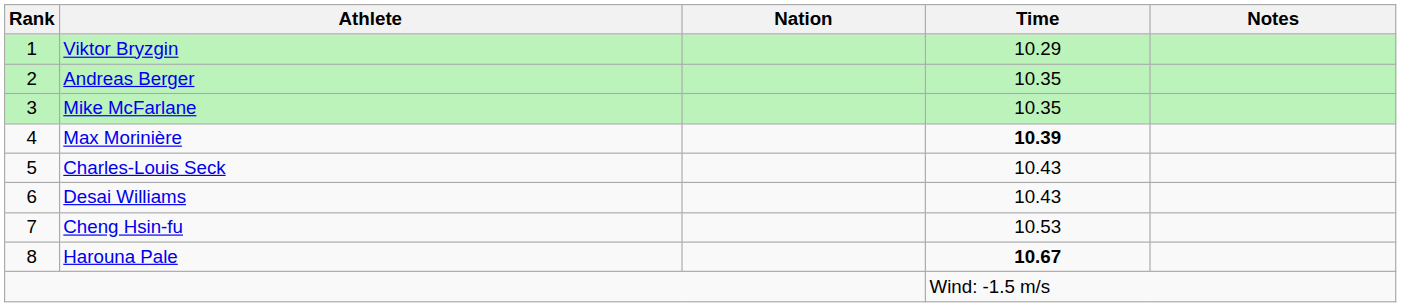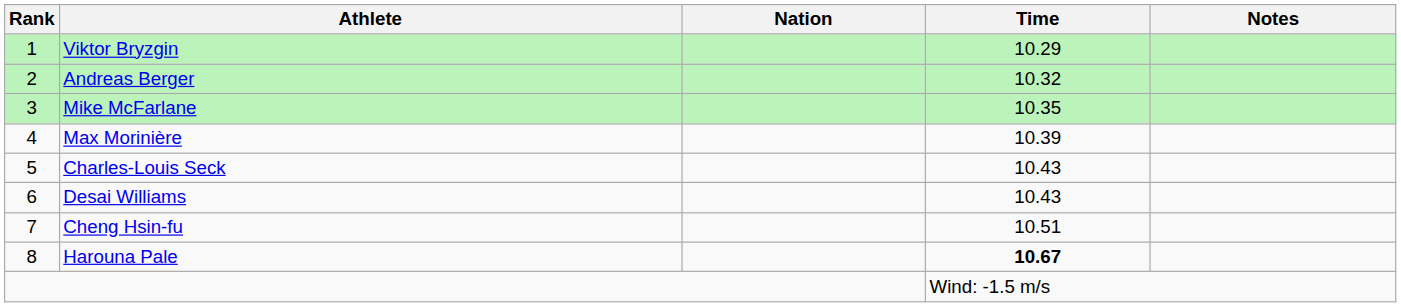(1038, 78) 10.35 -> (1038, 78) 10.32
(1038, 138) bold -> (1038, 138) normal
(1038, 227) 10.53 -> (1038, 227) 10.51
